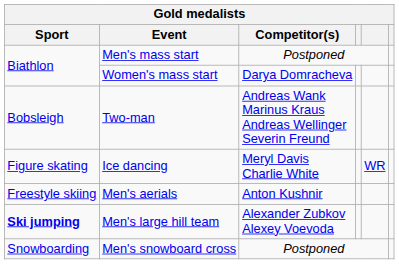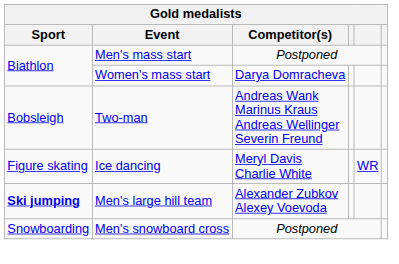- row: (140, 194)
